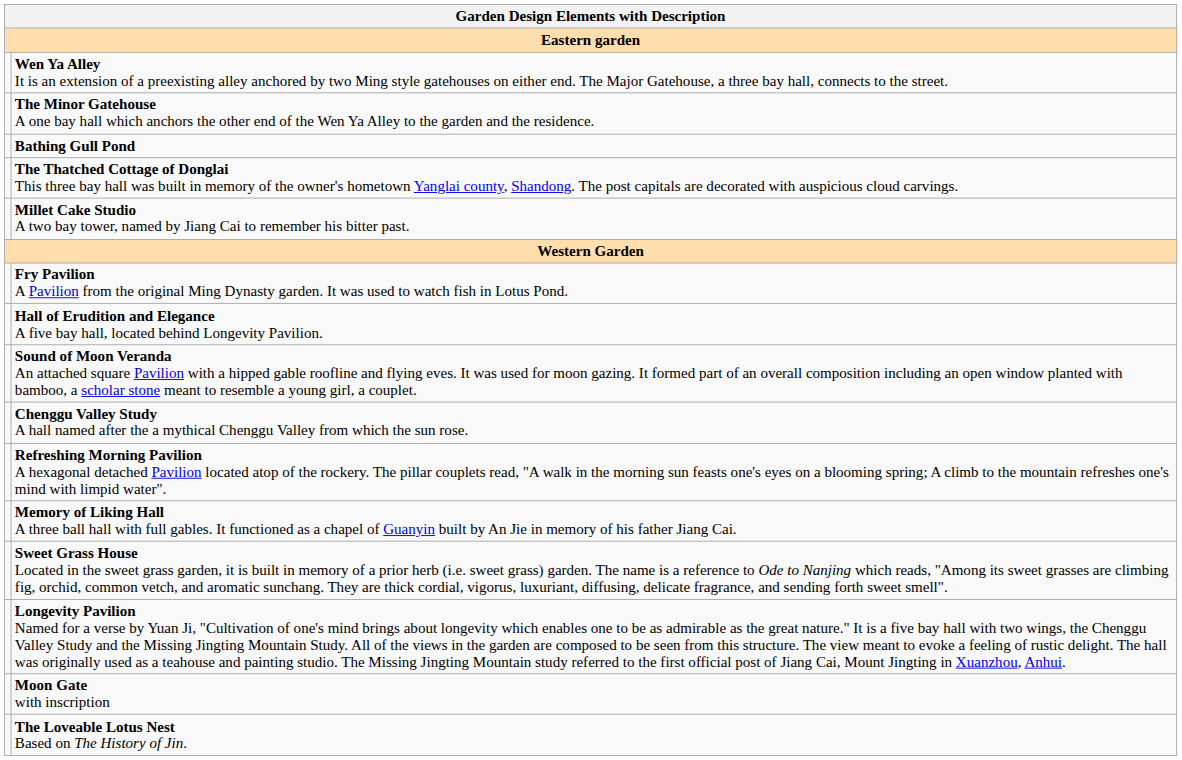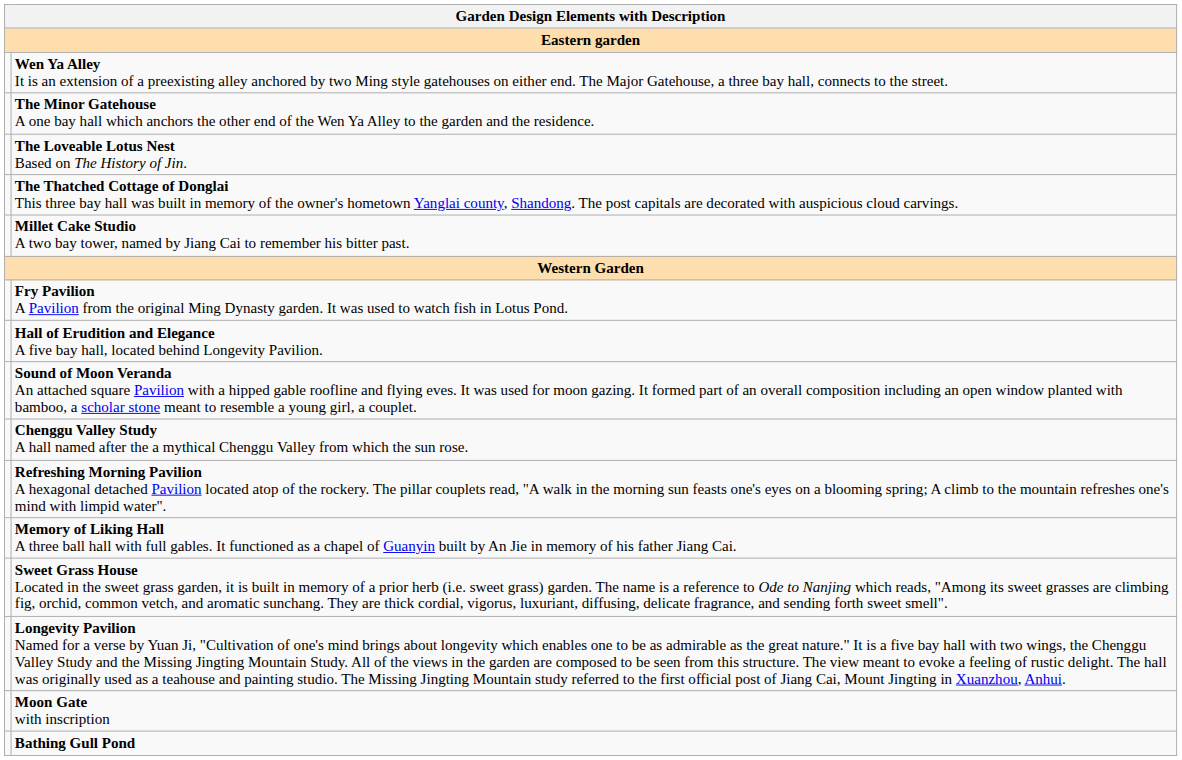rows swapped: (101, 734) <-> (75, 145)
